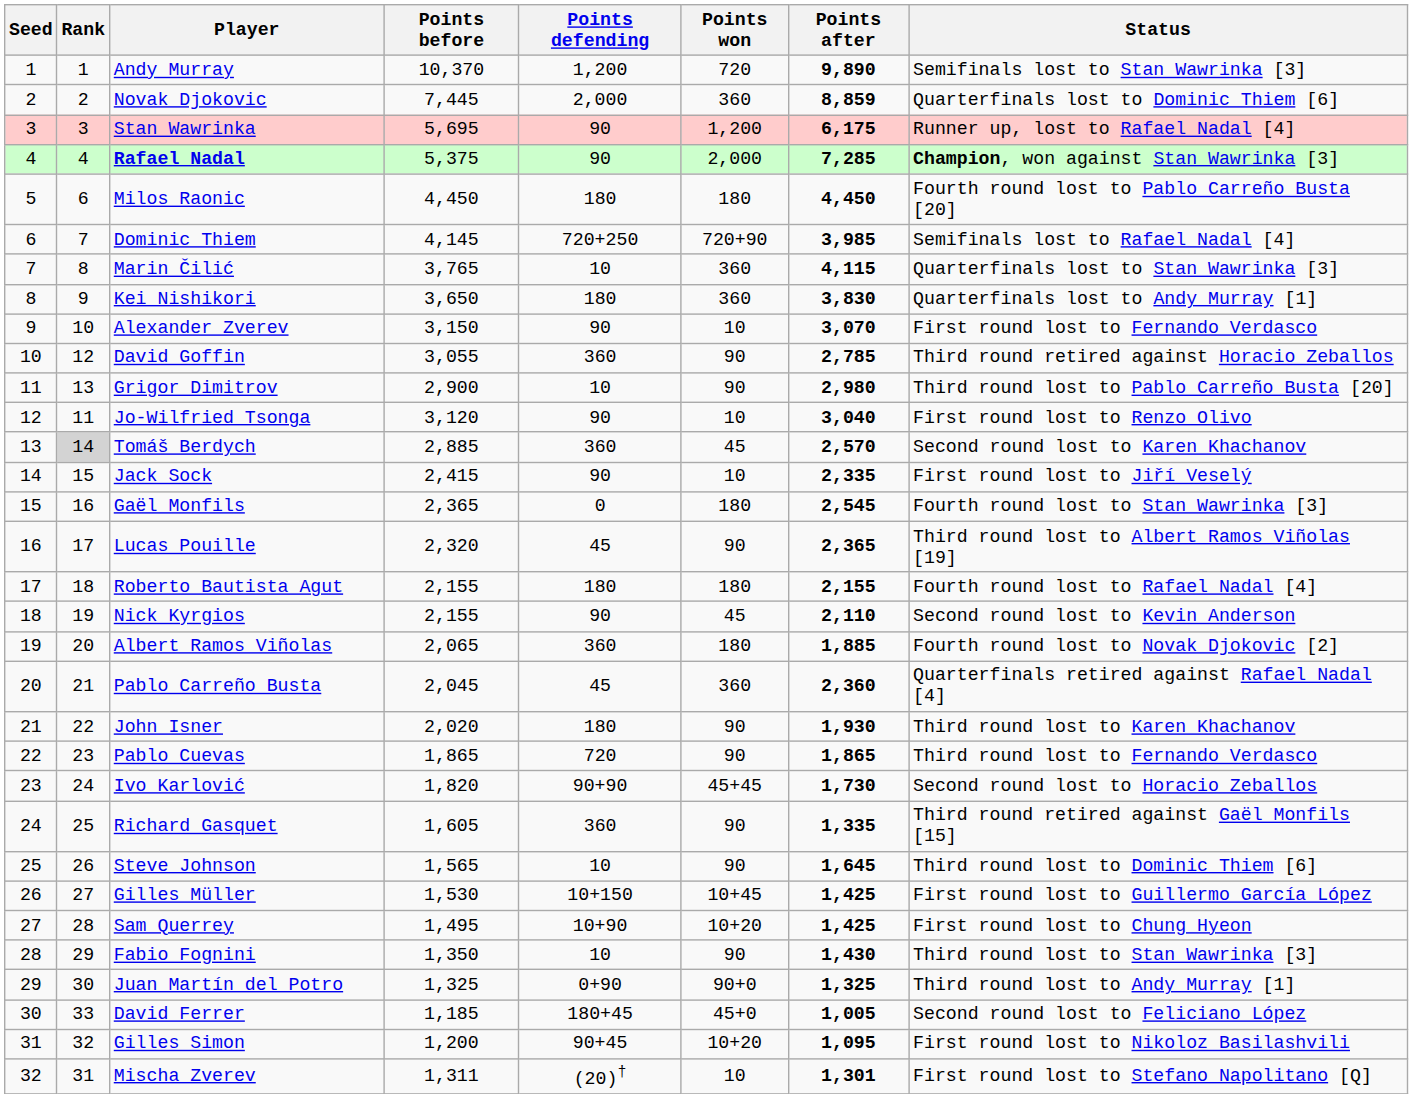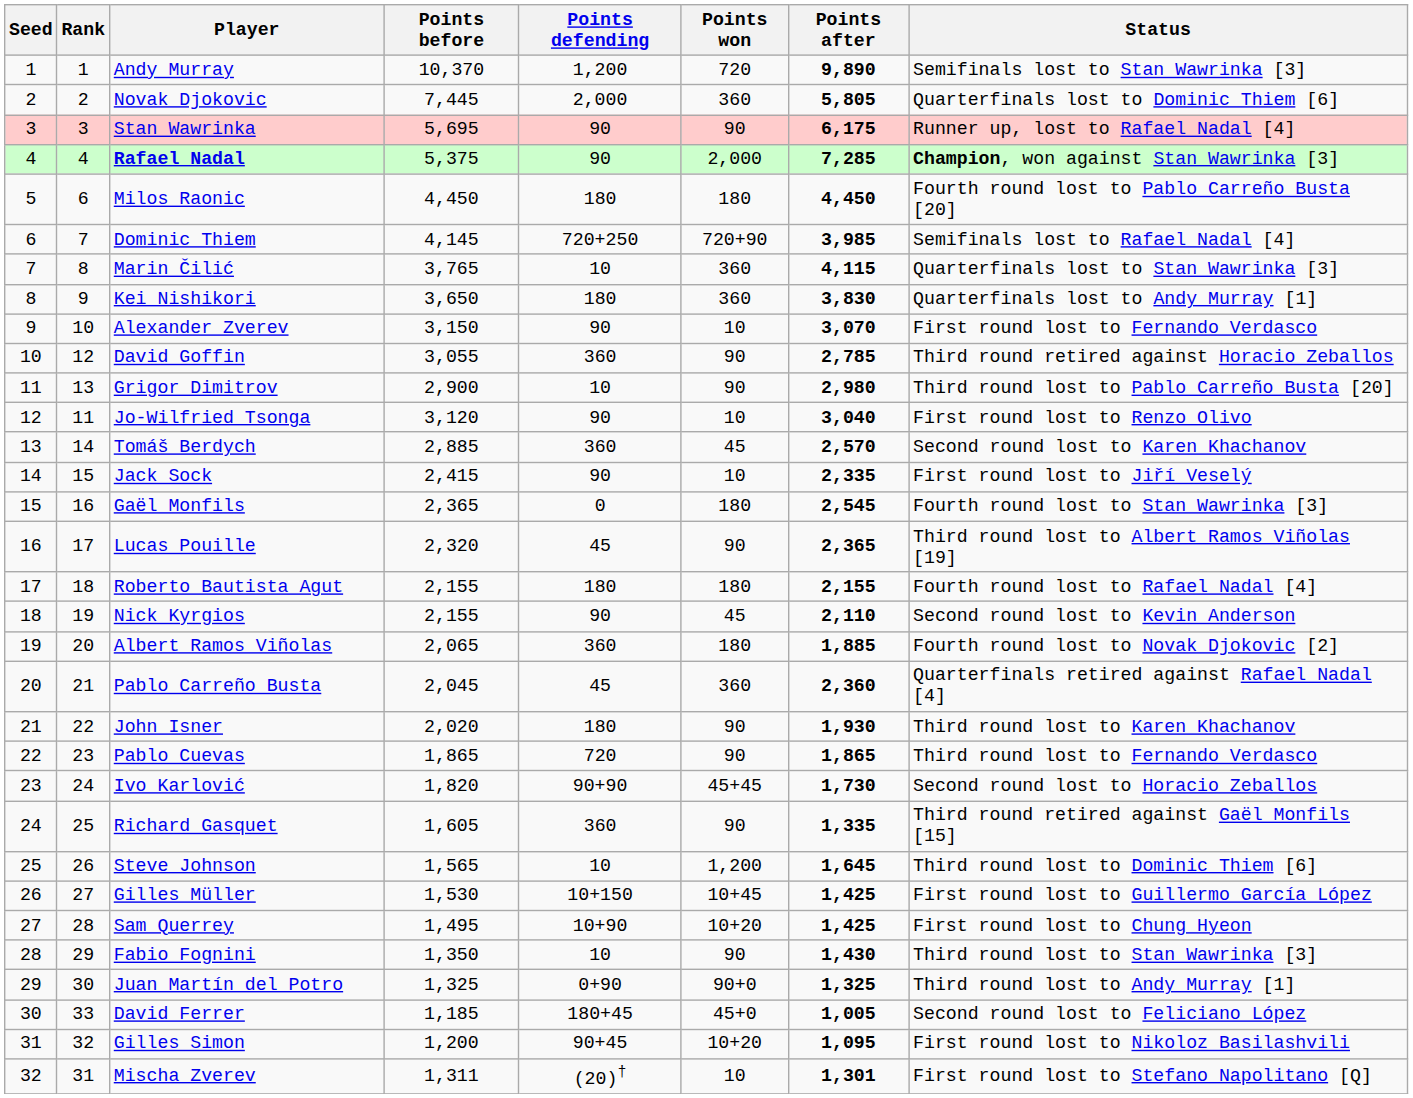(848, 100) 8,859 -> (848, 100) 5,805
(735, 130) 1,200 -> (735, 130) 90
(83, 447) lightgrey background -> (83, 447) no background
(735, 866) 90 -> (735, 866) 1,200
